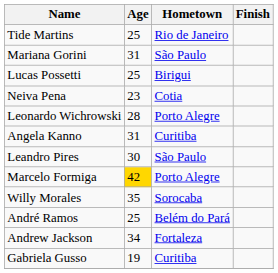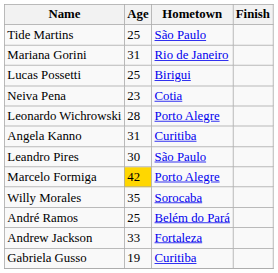(192, 34) Rio de Janeiro -> (180, 34) São Paulo
(180, 55) São Paulo -> (192, 55) Rio de Janeiro
(134, 237) 34 -> (134, 237) 33
